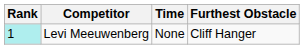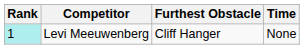columns swapped: (170, 14) <-> (243, 14)
